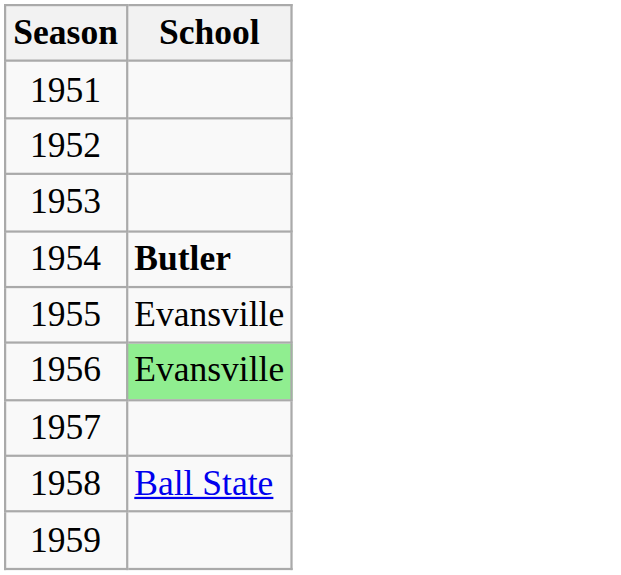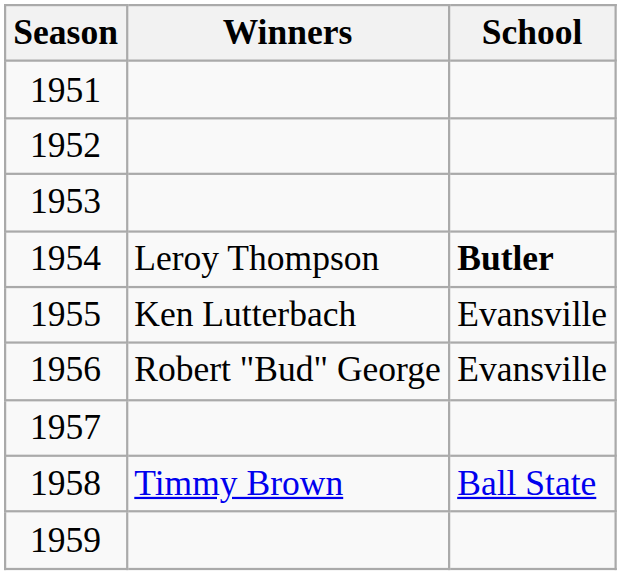+ column: (288, 32)
(209, 370) lightgreen background -> (532, 370) no background
